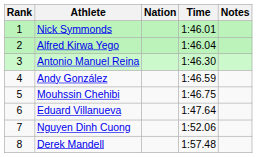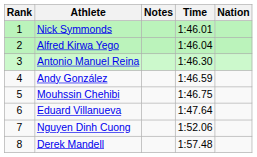columns swapped: (160, 12) <-> (235, 12)
